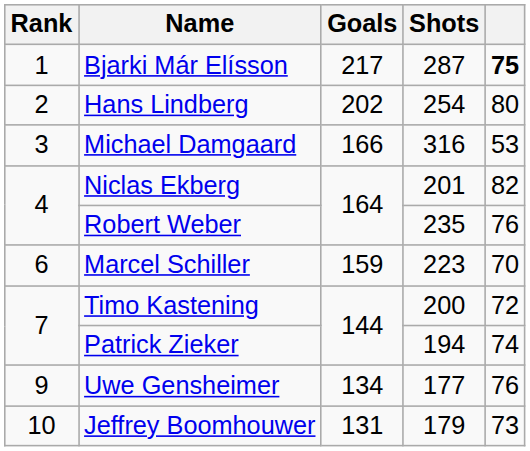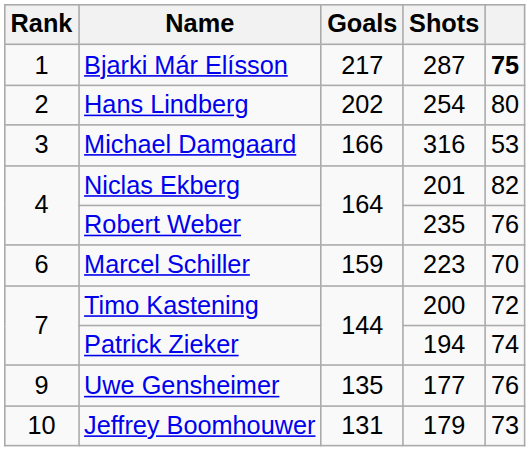(362, 385) 134 -> (362, 385) 135
